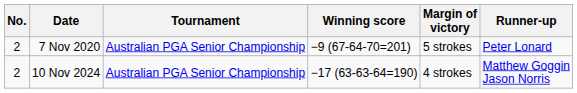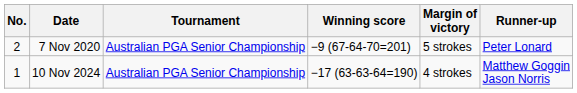(17, 72) 2 -> (17, 72) 1
